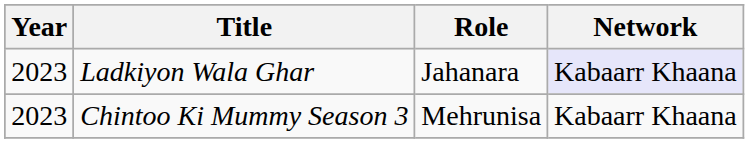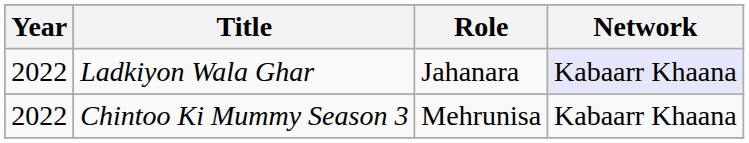(39, 71) 2023 -> (39, 71) 2022
(39, 115) 2023 -> (39, 115) 2022
